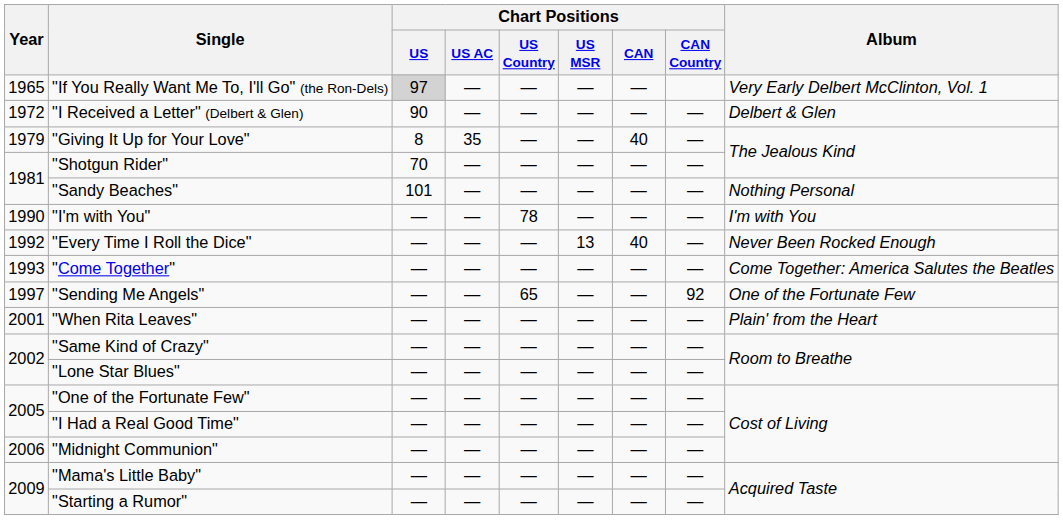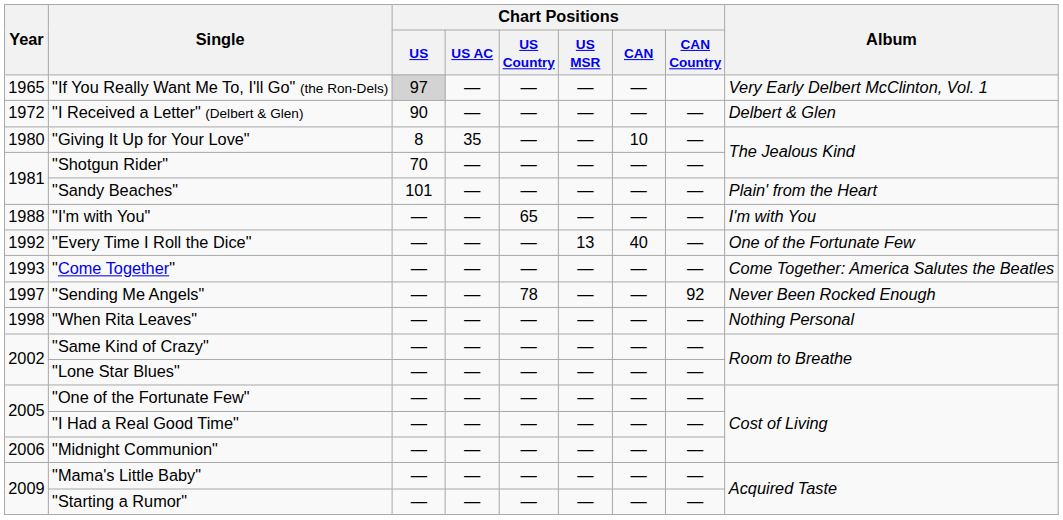(26, 139) 1979 -> (26, 139) 1980
(639, 139) 40 -> (639, 139) 10
(791, 191) Nothing Personal -> (803, 191) Plain' from the Heart
(26, 216) 1990 -> (26, 216) 1988
(529, 216) 78 -> (529, 216) 65
(832, 242) Never Been Rocked Enough -> (822, 242) One of the Fortunate Few
(529, 294) 65 -> (529, 294) 78
(822, 294) One of the Fortunate Few -> (832, 294) Never Been Rocked Enough
(26, 320) 2001 -> (26, 320) 1998
(803, 320) Plain' from the Heart -> (791, 320) Nothing Personal
